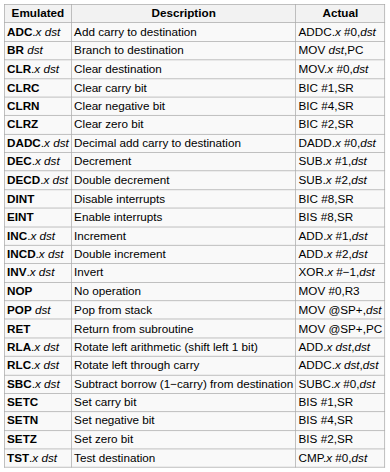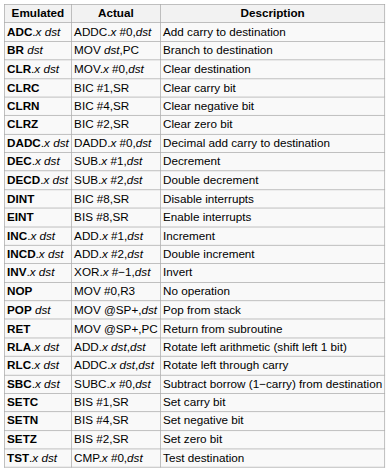columns swapped: (340, 13) <-> (184, 13)
